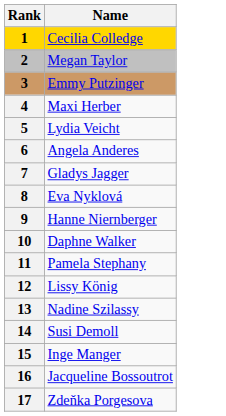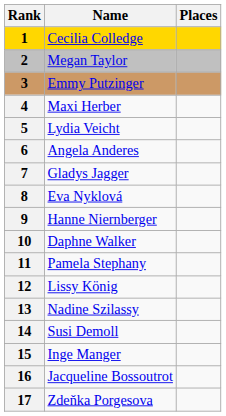+ column: (198, 15)
